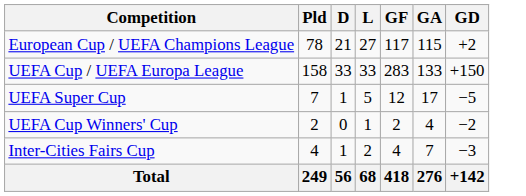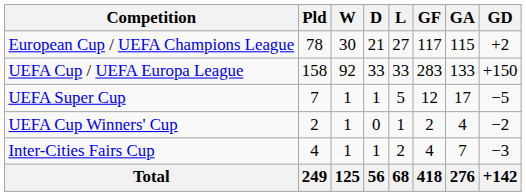+ column: (347, 17)
